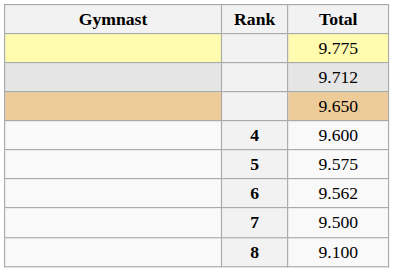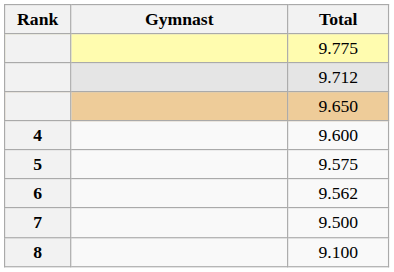columns swapped: (255, 19) <-> (113, 19)
